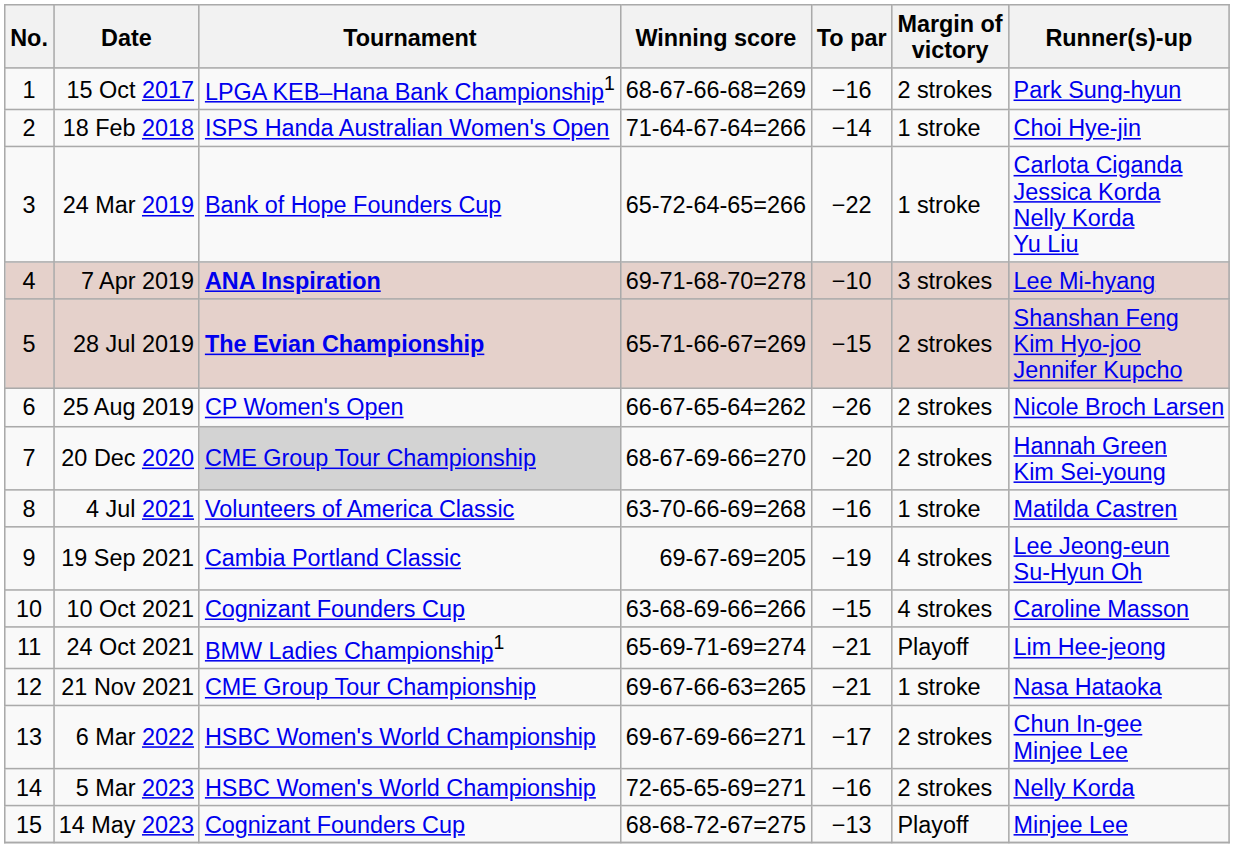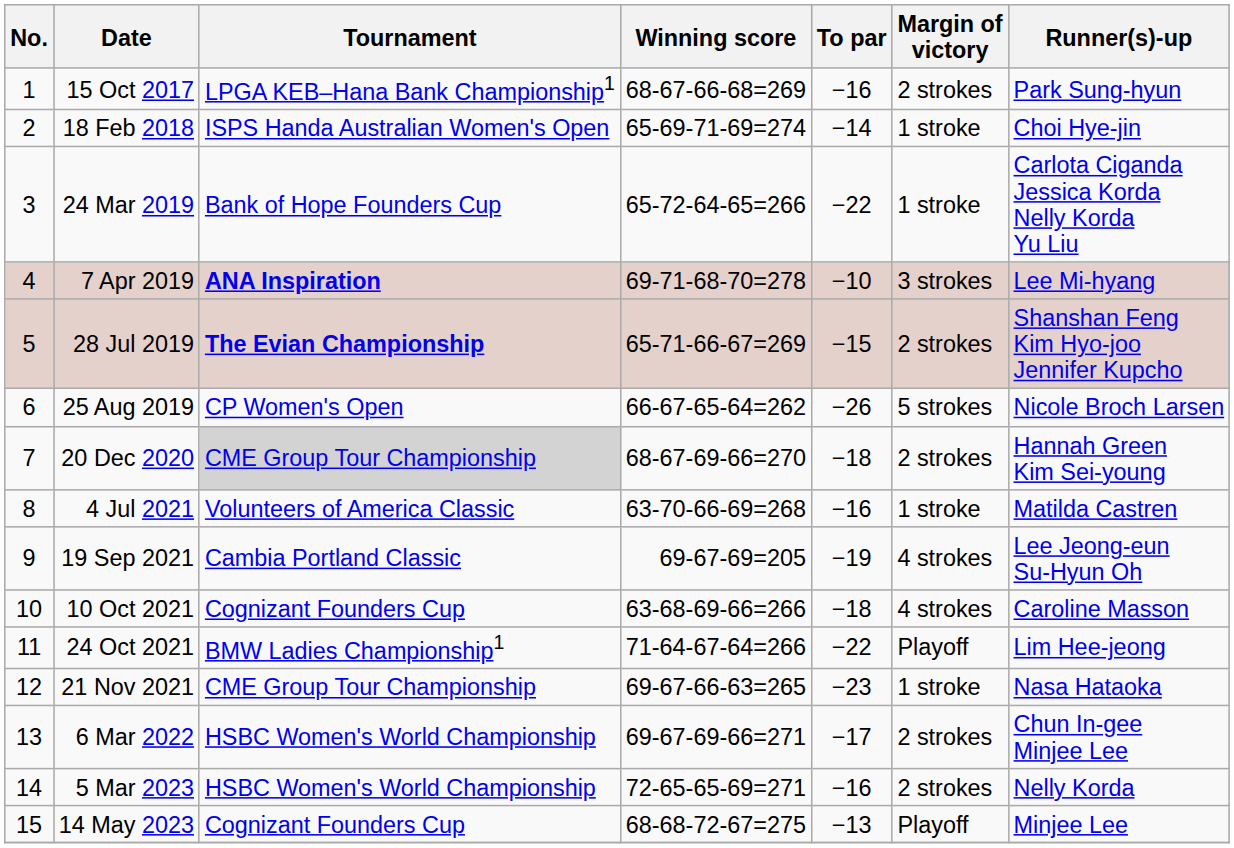(716, 128) 71-64-67-64=266 -> (716, 128) 65-69-71-69=274
(945, 408) 2 strokes -> (945, 408) 5 strokes
(852, 458) −20 -> (852, 458) −18
(852, 608) −15 -> (852, 608) −18
(716, 648) 65-69-71-69=274 -> (716, 648) 71-64-67-64=266
(852, 648) −21 -> (852, 648) −22
(852, 687) −21 -> (852, 687) −23
